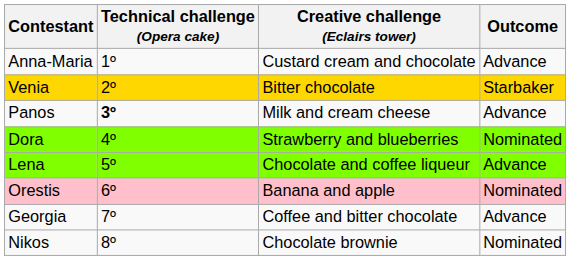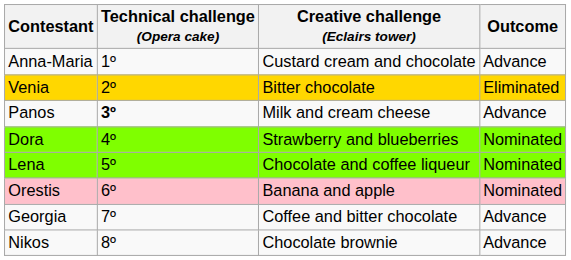(519, 87) Starbaker -> (521, 87) Eliminated
(515, 165) Advance -> (523, 165) Nominated
(523, 242) Nominated -> (515, 242) Advance
